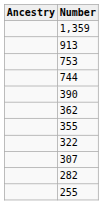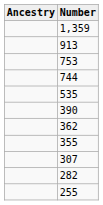+ row: (69, 94)
- row: (69, 143)
